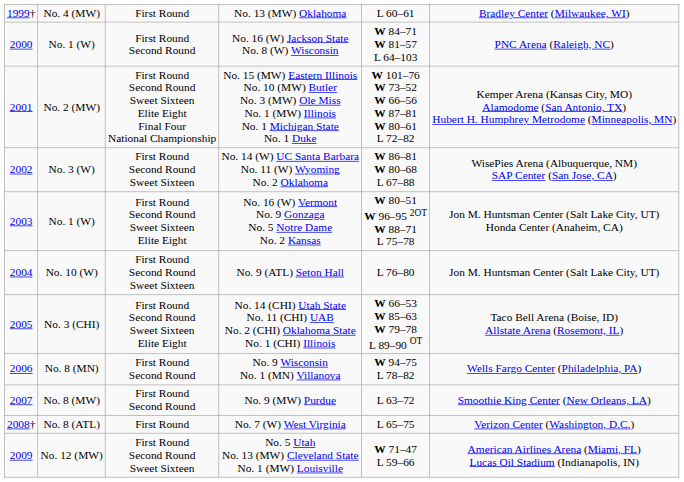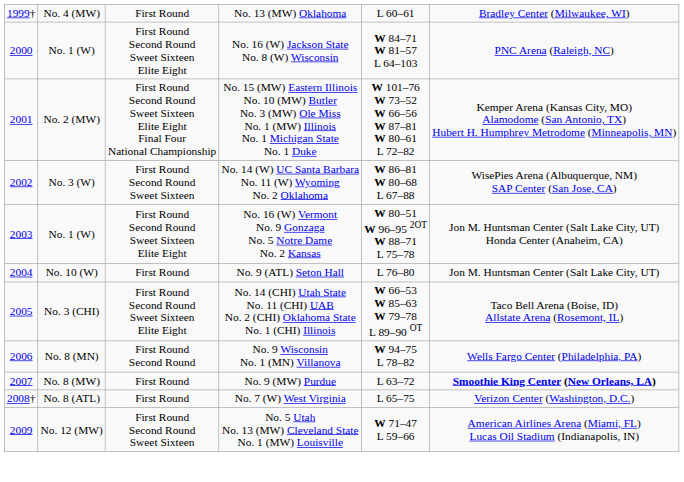(162, 44) First Round Second Round -> (162, 50) First Round Second Round Sweet Sixteen Elite Eight
(162, 272) First Round Second Round Sweet Sixteen -> (162, 272) First Round
(162, 400) First Round Second Round -> (162, 381) First Round
(554, 400) normal -> (554, 381) bold
